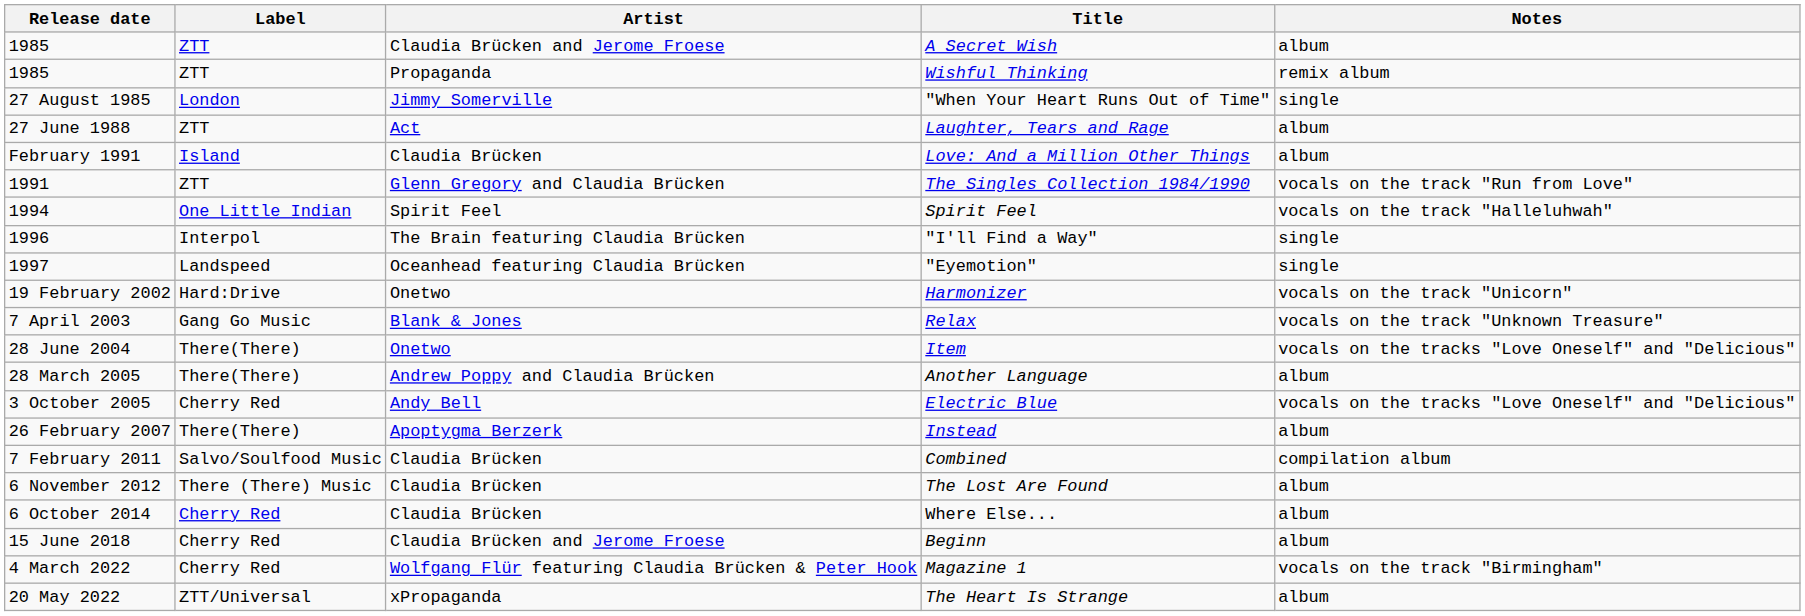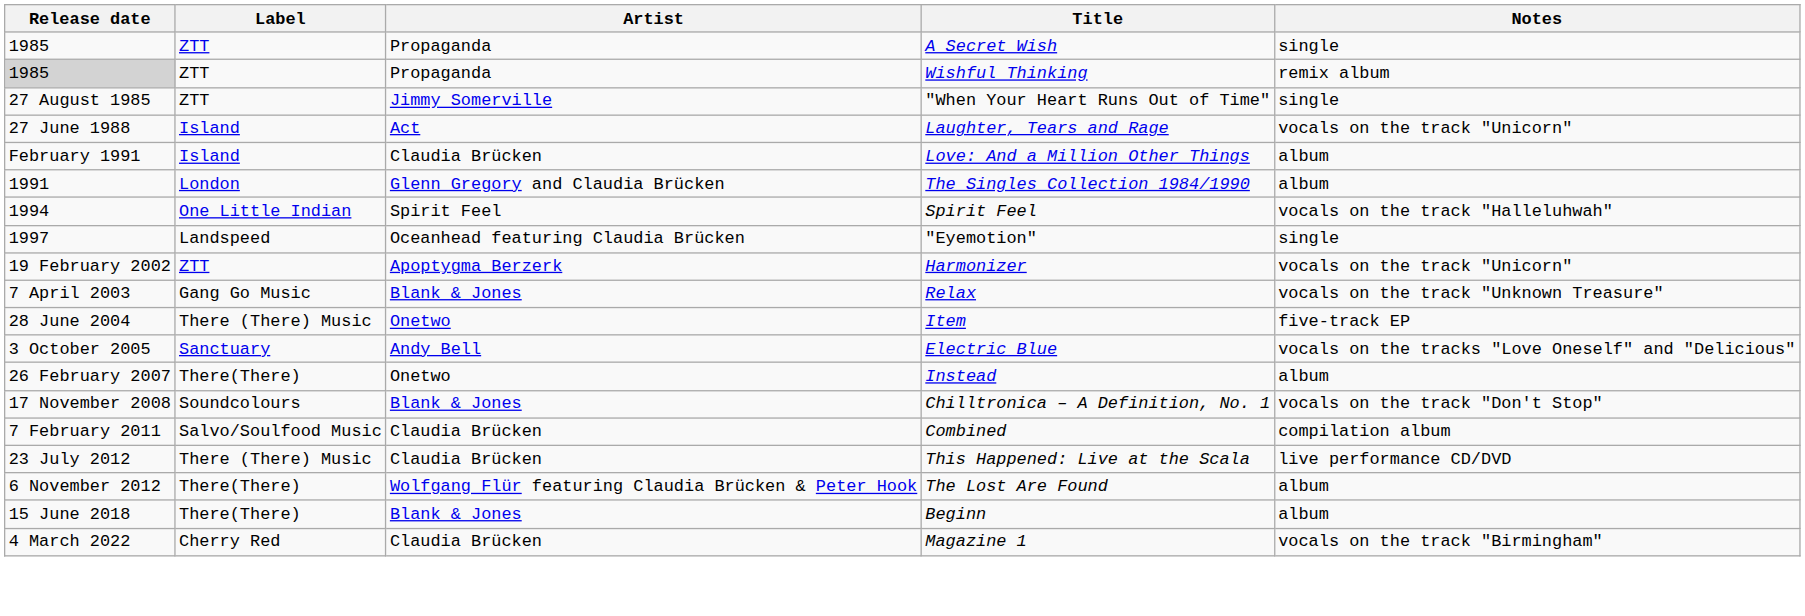(557, 46) Claudia Brücken and Jerome Froese -> (441, 46) Propaganda
(1304, 46) album -> (1309, 46) single
(29, 74) no background -> (29, 74) lightgrey background
(209, 101) London -> (194, 101) ZTT
(194, 129) ZTT -> (209, 129) Island
(1304, 129) album -> (1425, 129) vocals on the track "Unicorn"
(194, 184) ZTT -> (209, 184) London
(1456, 184) vocals on the track "Run from Love" -> (1304, 184) album
- row: (1012, 239)
(230, 294) Hard:Drive -> (194, 266) ZTT
(420, 294) Onetwo -> (476, 266) Apoptygma Berzerk
(240, 349) There(There) -> (275, 321) There (There) Music
(1537, 349) vocals on the tracks "Love Oneself" and "Delicious" -> (1344, 321) five-track EP
- row: (1006, 376)
(230, 404) Cherry Red -> (225, 349) Sanctuary
(476, 432) Apoptygma Berzerk -> (420, 376) Onetwo
+ row: (1098, 404)
+ row: (1088, 459)
(275, 487) There (There) Music -> (240, 487) There(There)
(466, 487) Claudia Brücken -> (654, 487) Wolfgang Flür featuring Claudia Brücken & Peter Hook
- row: (991, 514)
(230, 542) Cherry Red -> (240, 514) There(There)
(557, 542) Claudia Brücken and Jerome Froese -> (456, 514) Blank & Jones
(654, 569) Wolfgang Flür featuring Claudia Brücken & Peter Hook -> (466, 542) Claudia Brücken
- row: (1027, 597)
